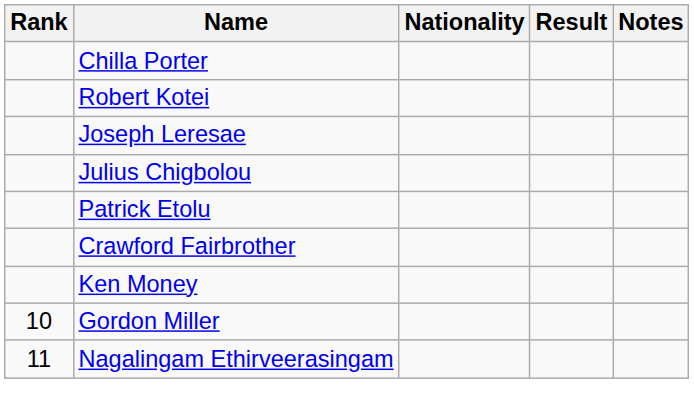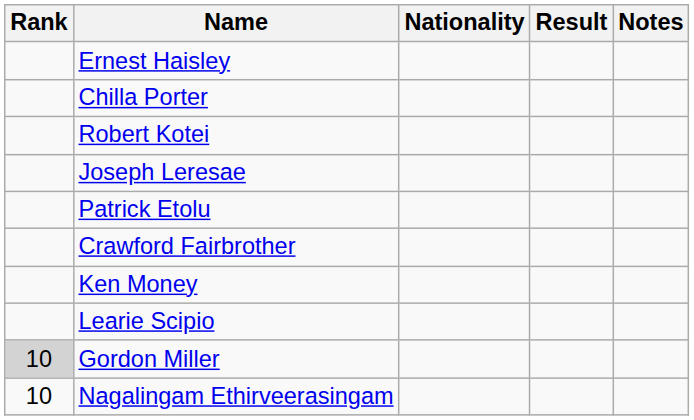+ row: (154, 60)
- row: (165, 172)
+ row: (146, 321)
(39, 321) no background -> (39, 358) lightgrey background
(39, 358) 11 -> (39, 396) 10
